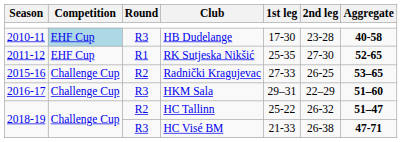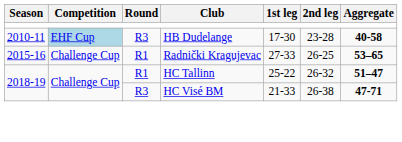- row: (209, 55)
(141, 73) R2 -> (141, 55) R1
- row: (188, 92)
(141, 110) R2 -> (141, 73) R1
